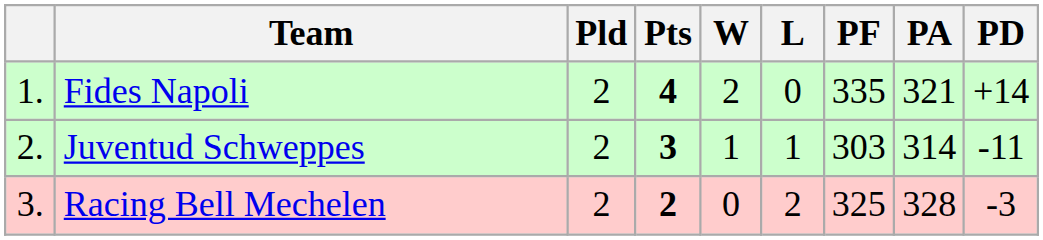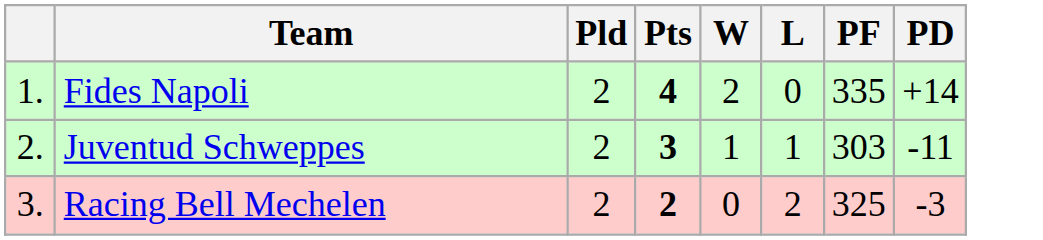- column: (929, 33)
